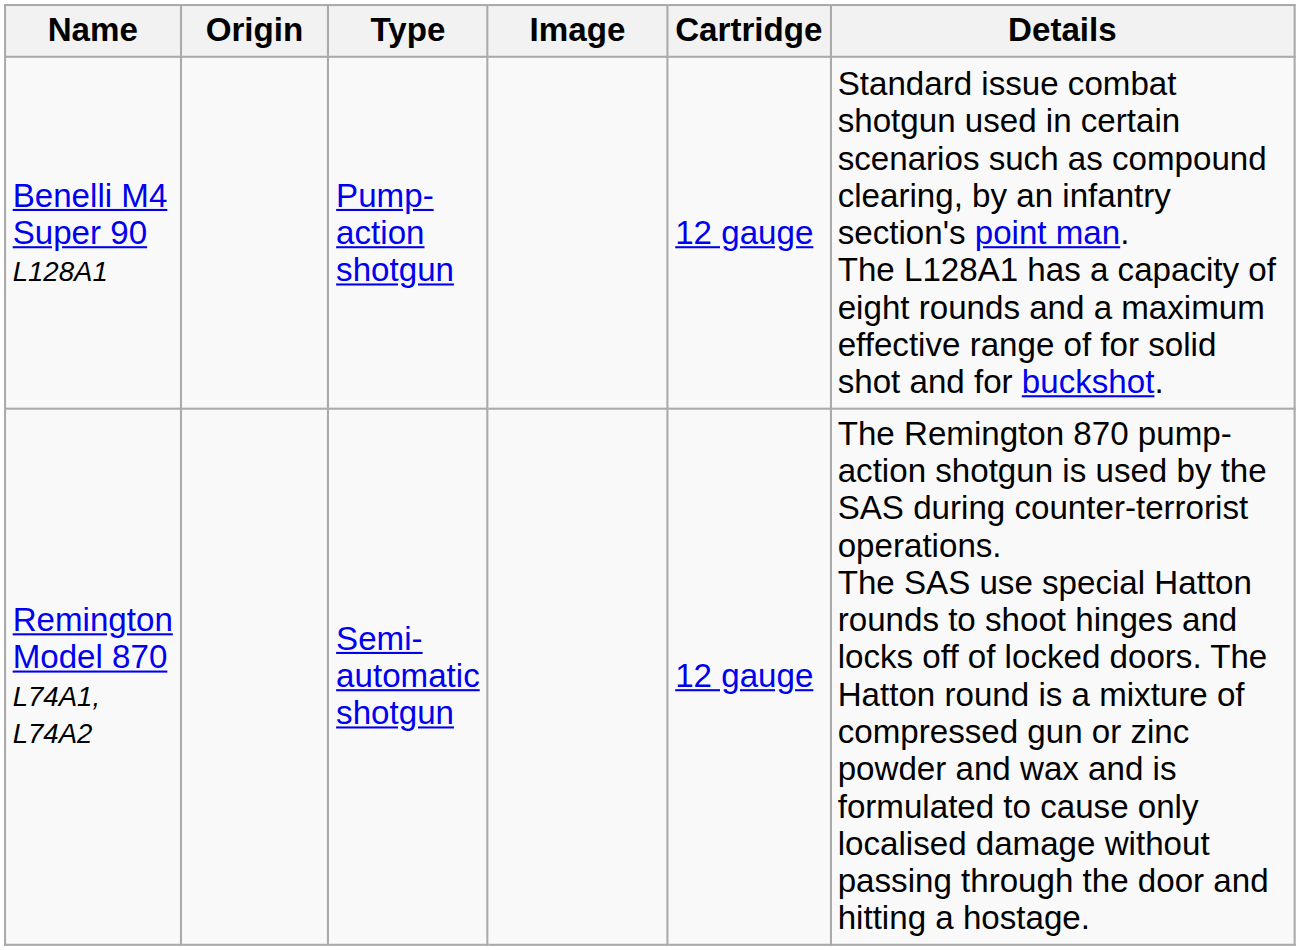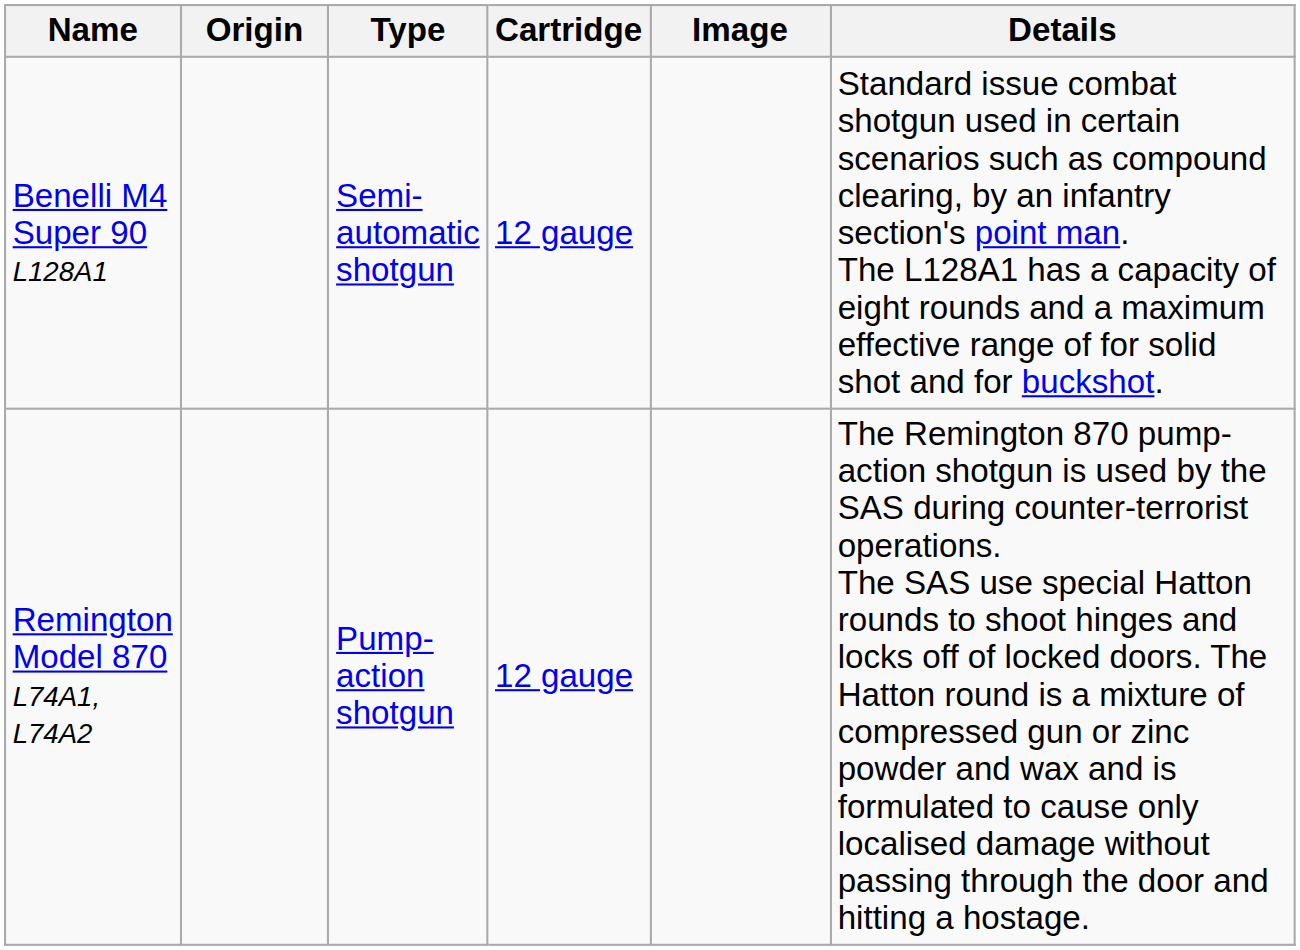columns swapped: (749, 30) <-> (577, 30)
(395, 232) Pump-action shotgun -> (408, 232) Semi-automatic shotgun
(408, 676) Semi-automatic shotgun -> (395, 676) Pump-action shotgun
